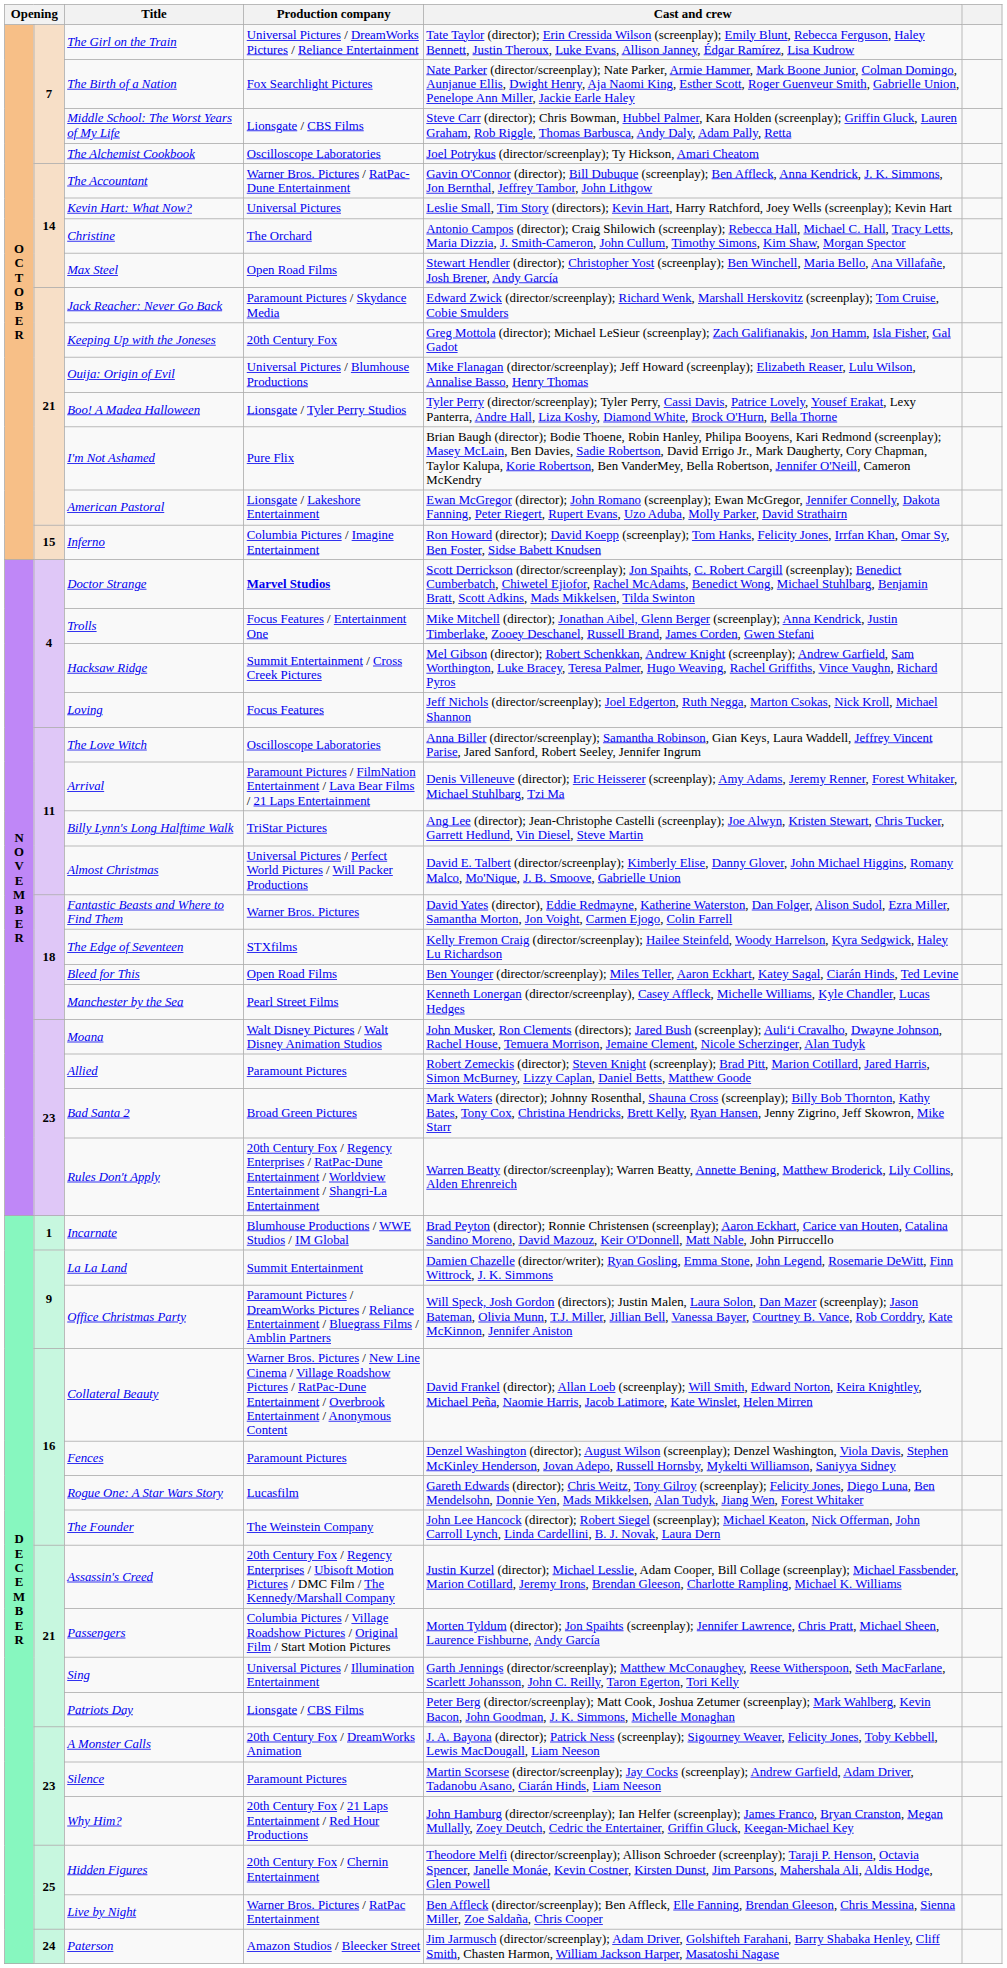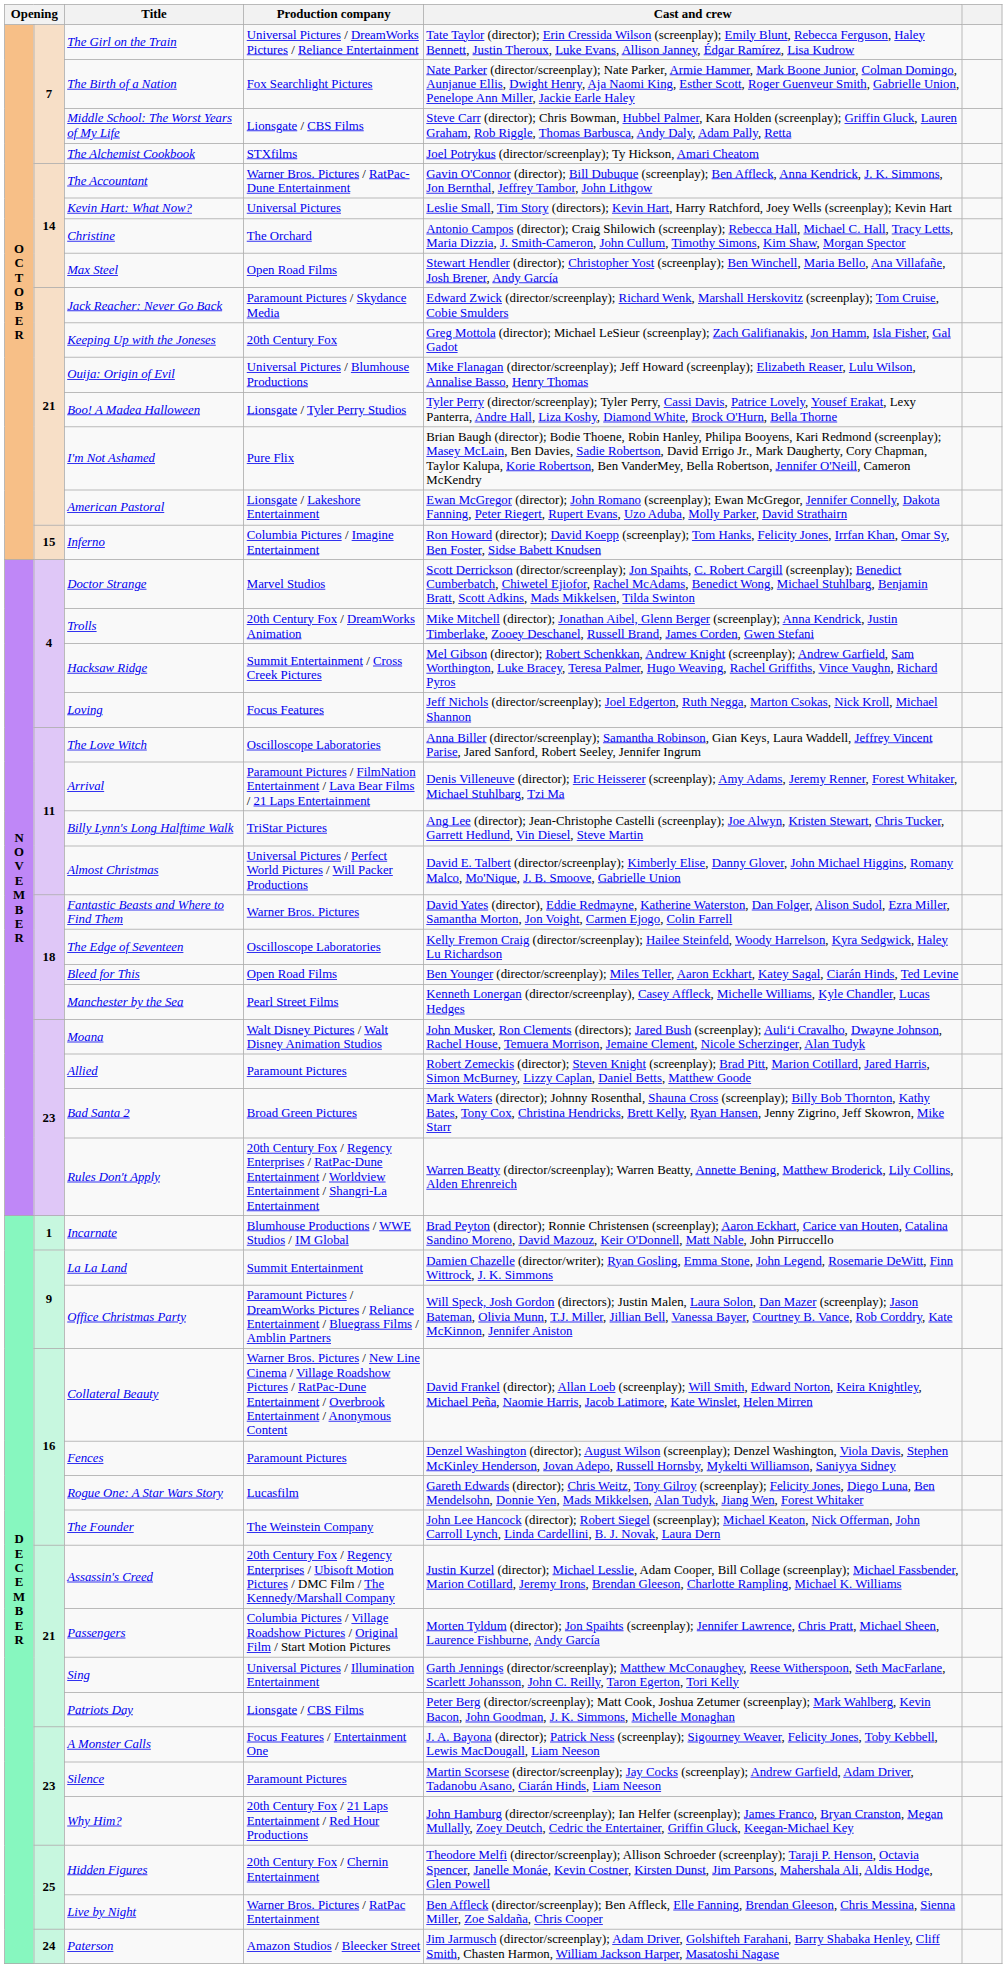(314, 153) Oscilloscope Laboratories -> (272, 153) STXfilms
(289, 584) bold -> (286, 584) normal
(327, 626) Focus Features / Entertainment One -> (331, 626) 20th Century Fox / DreamWorks Animation
(272, 946) STXfilms -> (314, 946) Oscilloscope Laboratories
(331, 1744) 20th Century Fox / DreamWorks Animation -> (327, 1744) Focus Features / Entertainment One
